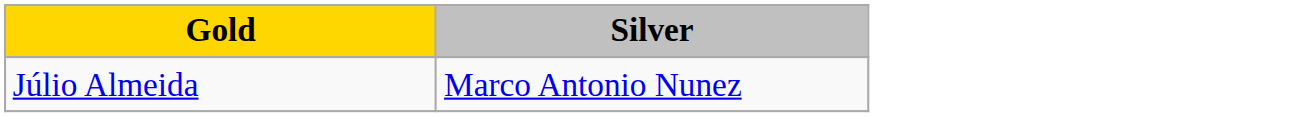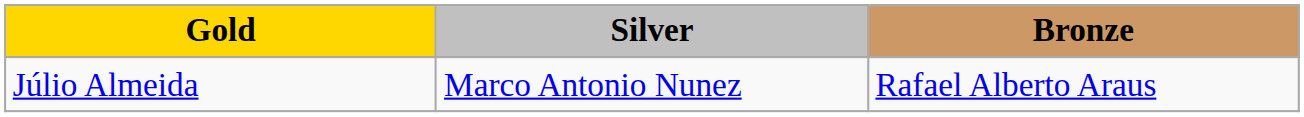+ column: (1083, 30)
